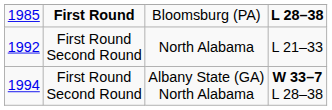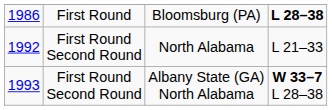(24, 15) 1985 -> (24, 15) 1986
(94, 15) bold -> (94, 15) normal
(24, 85) 1994 -> (24, 85) 1993
